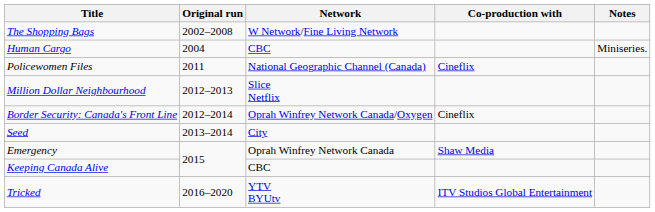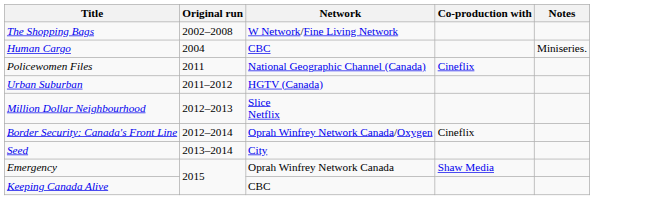+ row: (45, 84)
- row: (24, 192)
